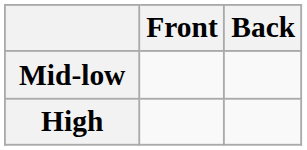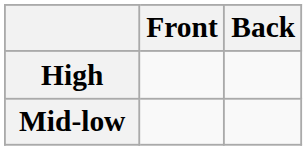rows swapped: (72, 121) <-> (72, 74)
